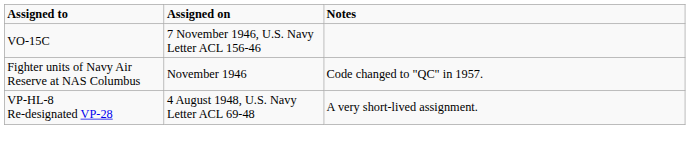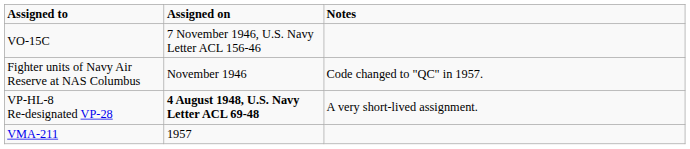(232, 107) normal -> (233, 107) bold
+ row: (33, 134)
